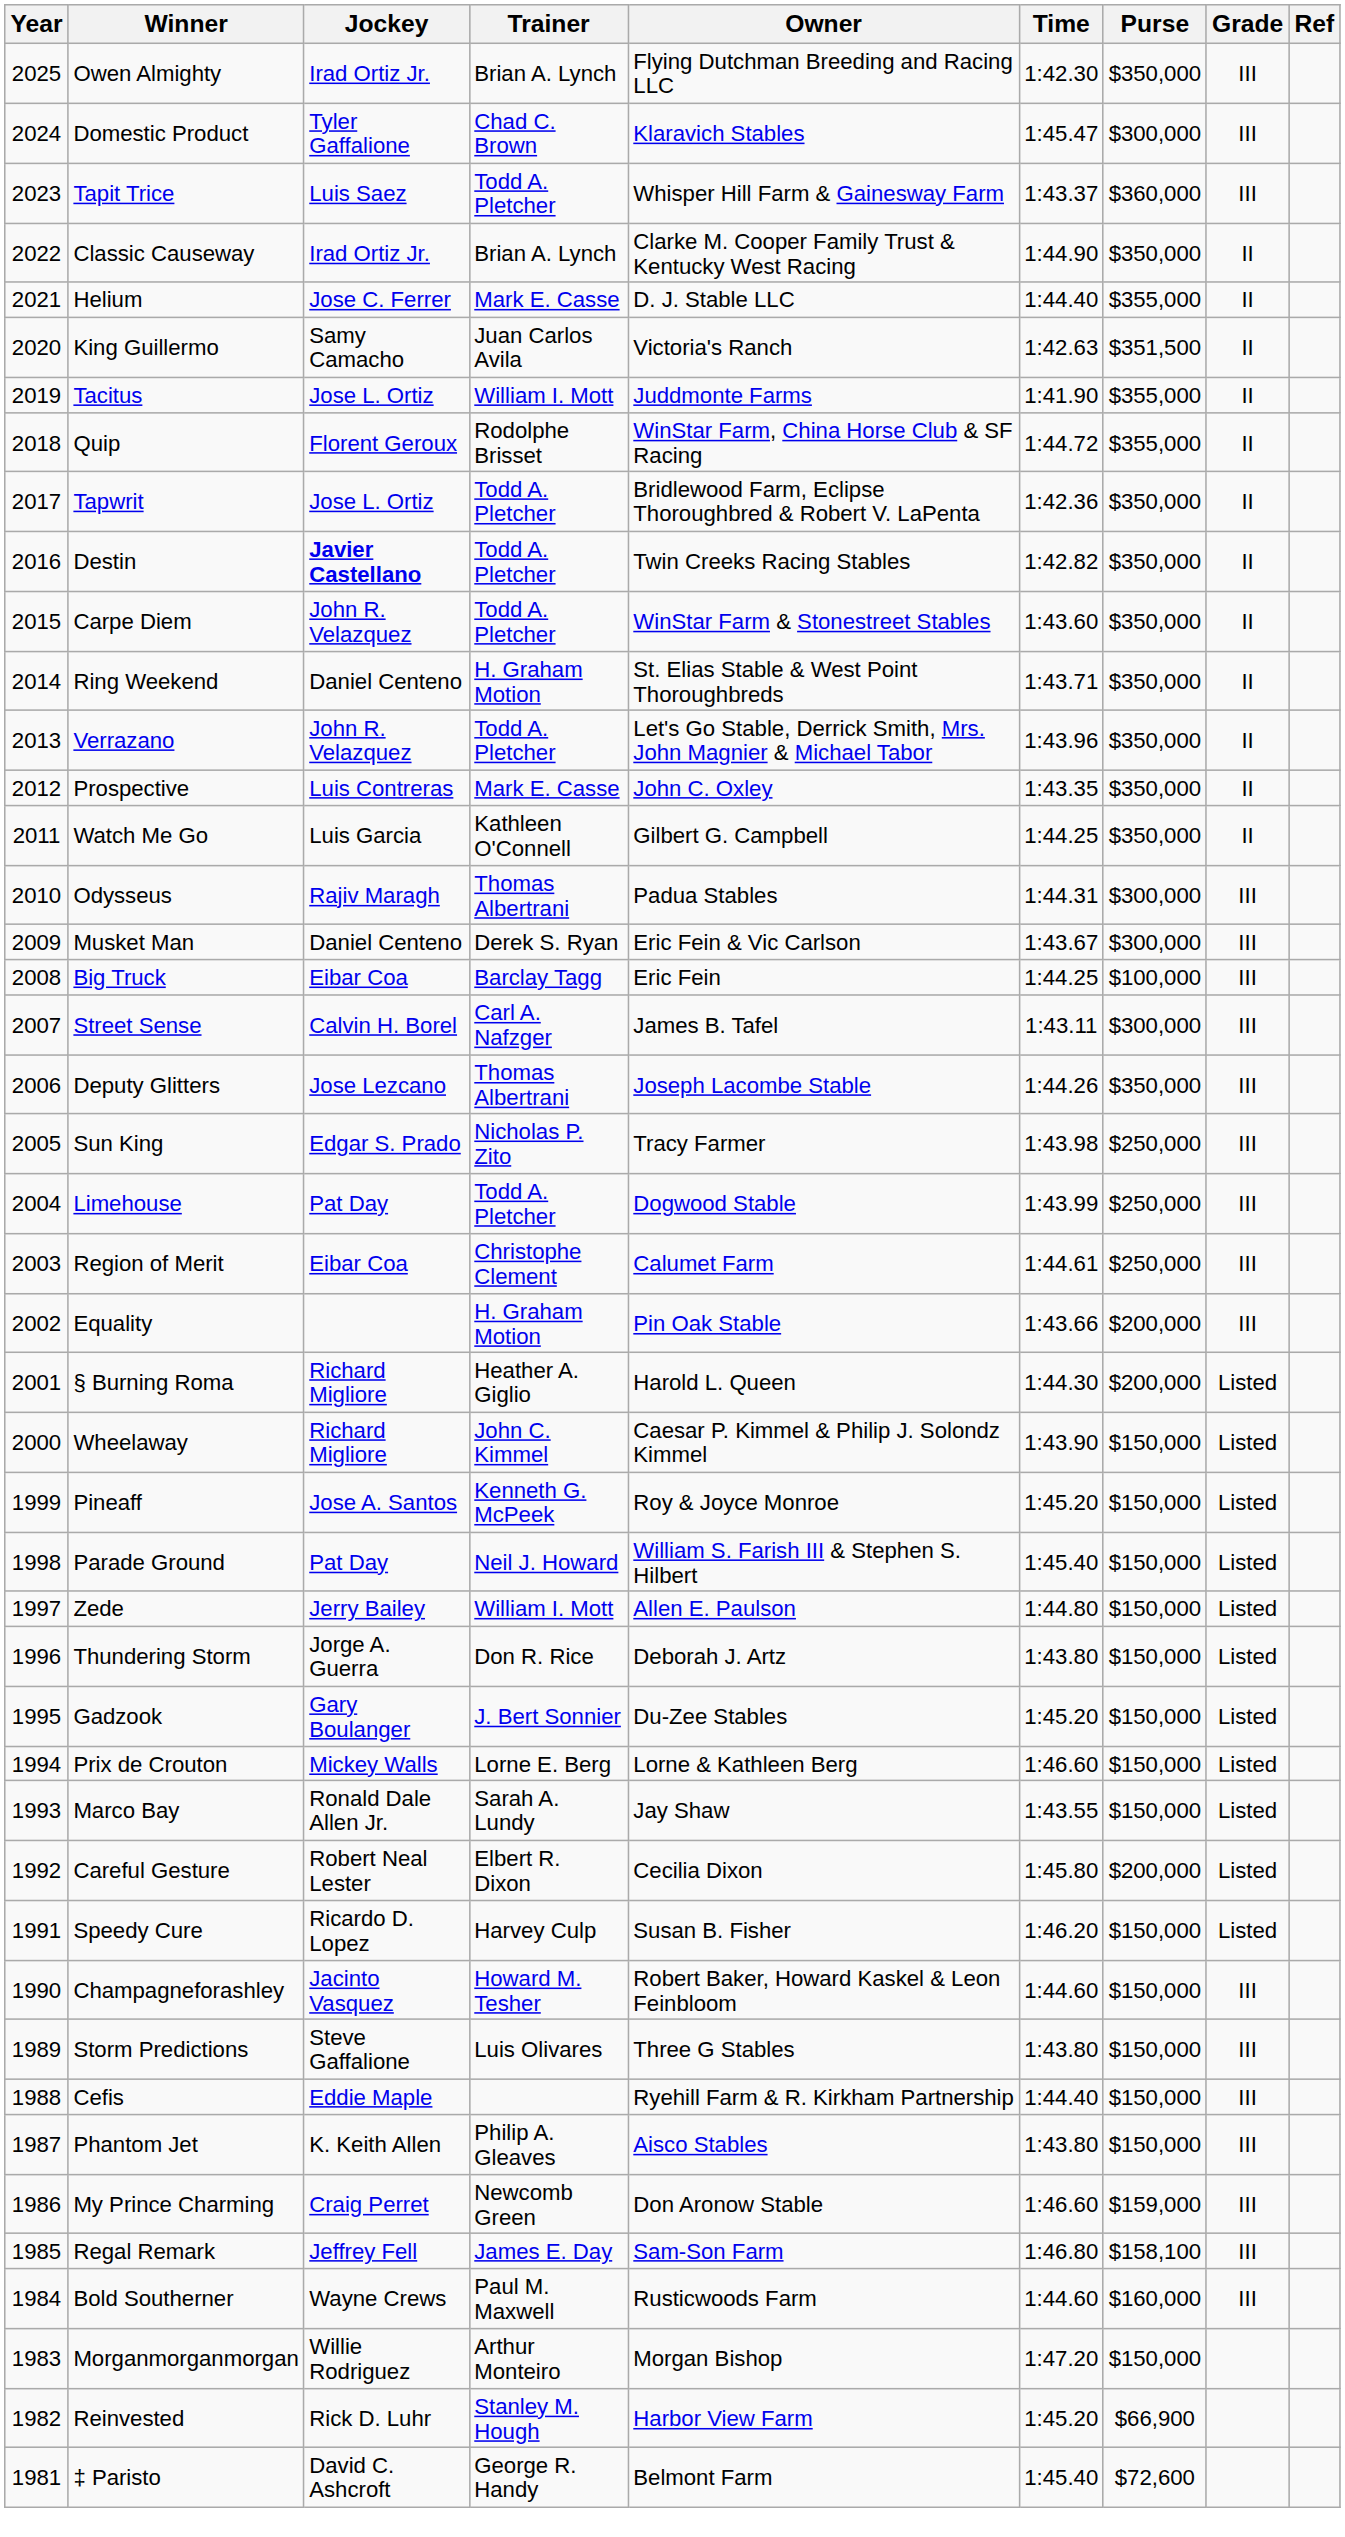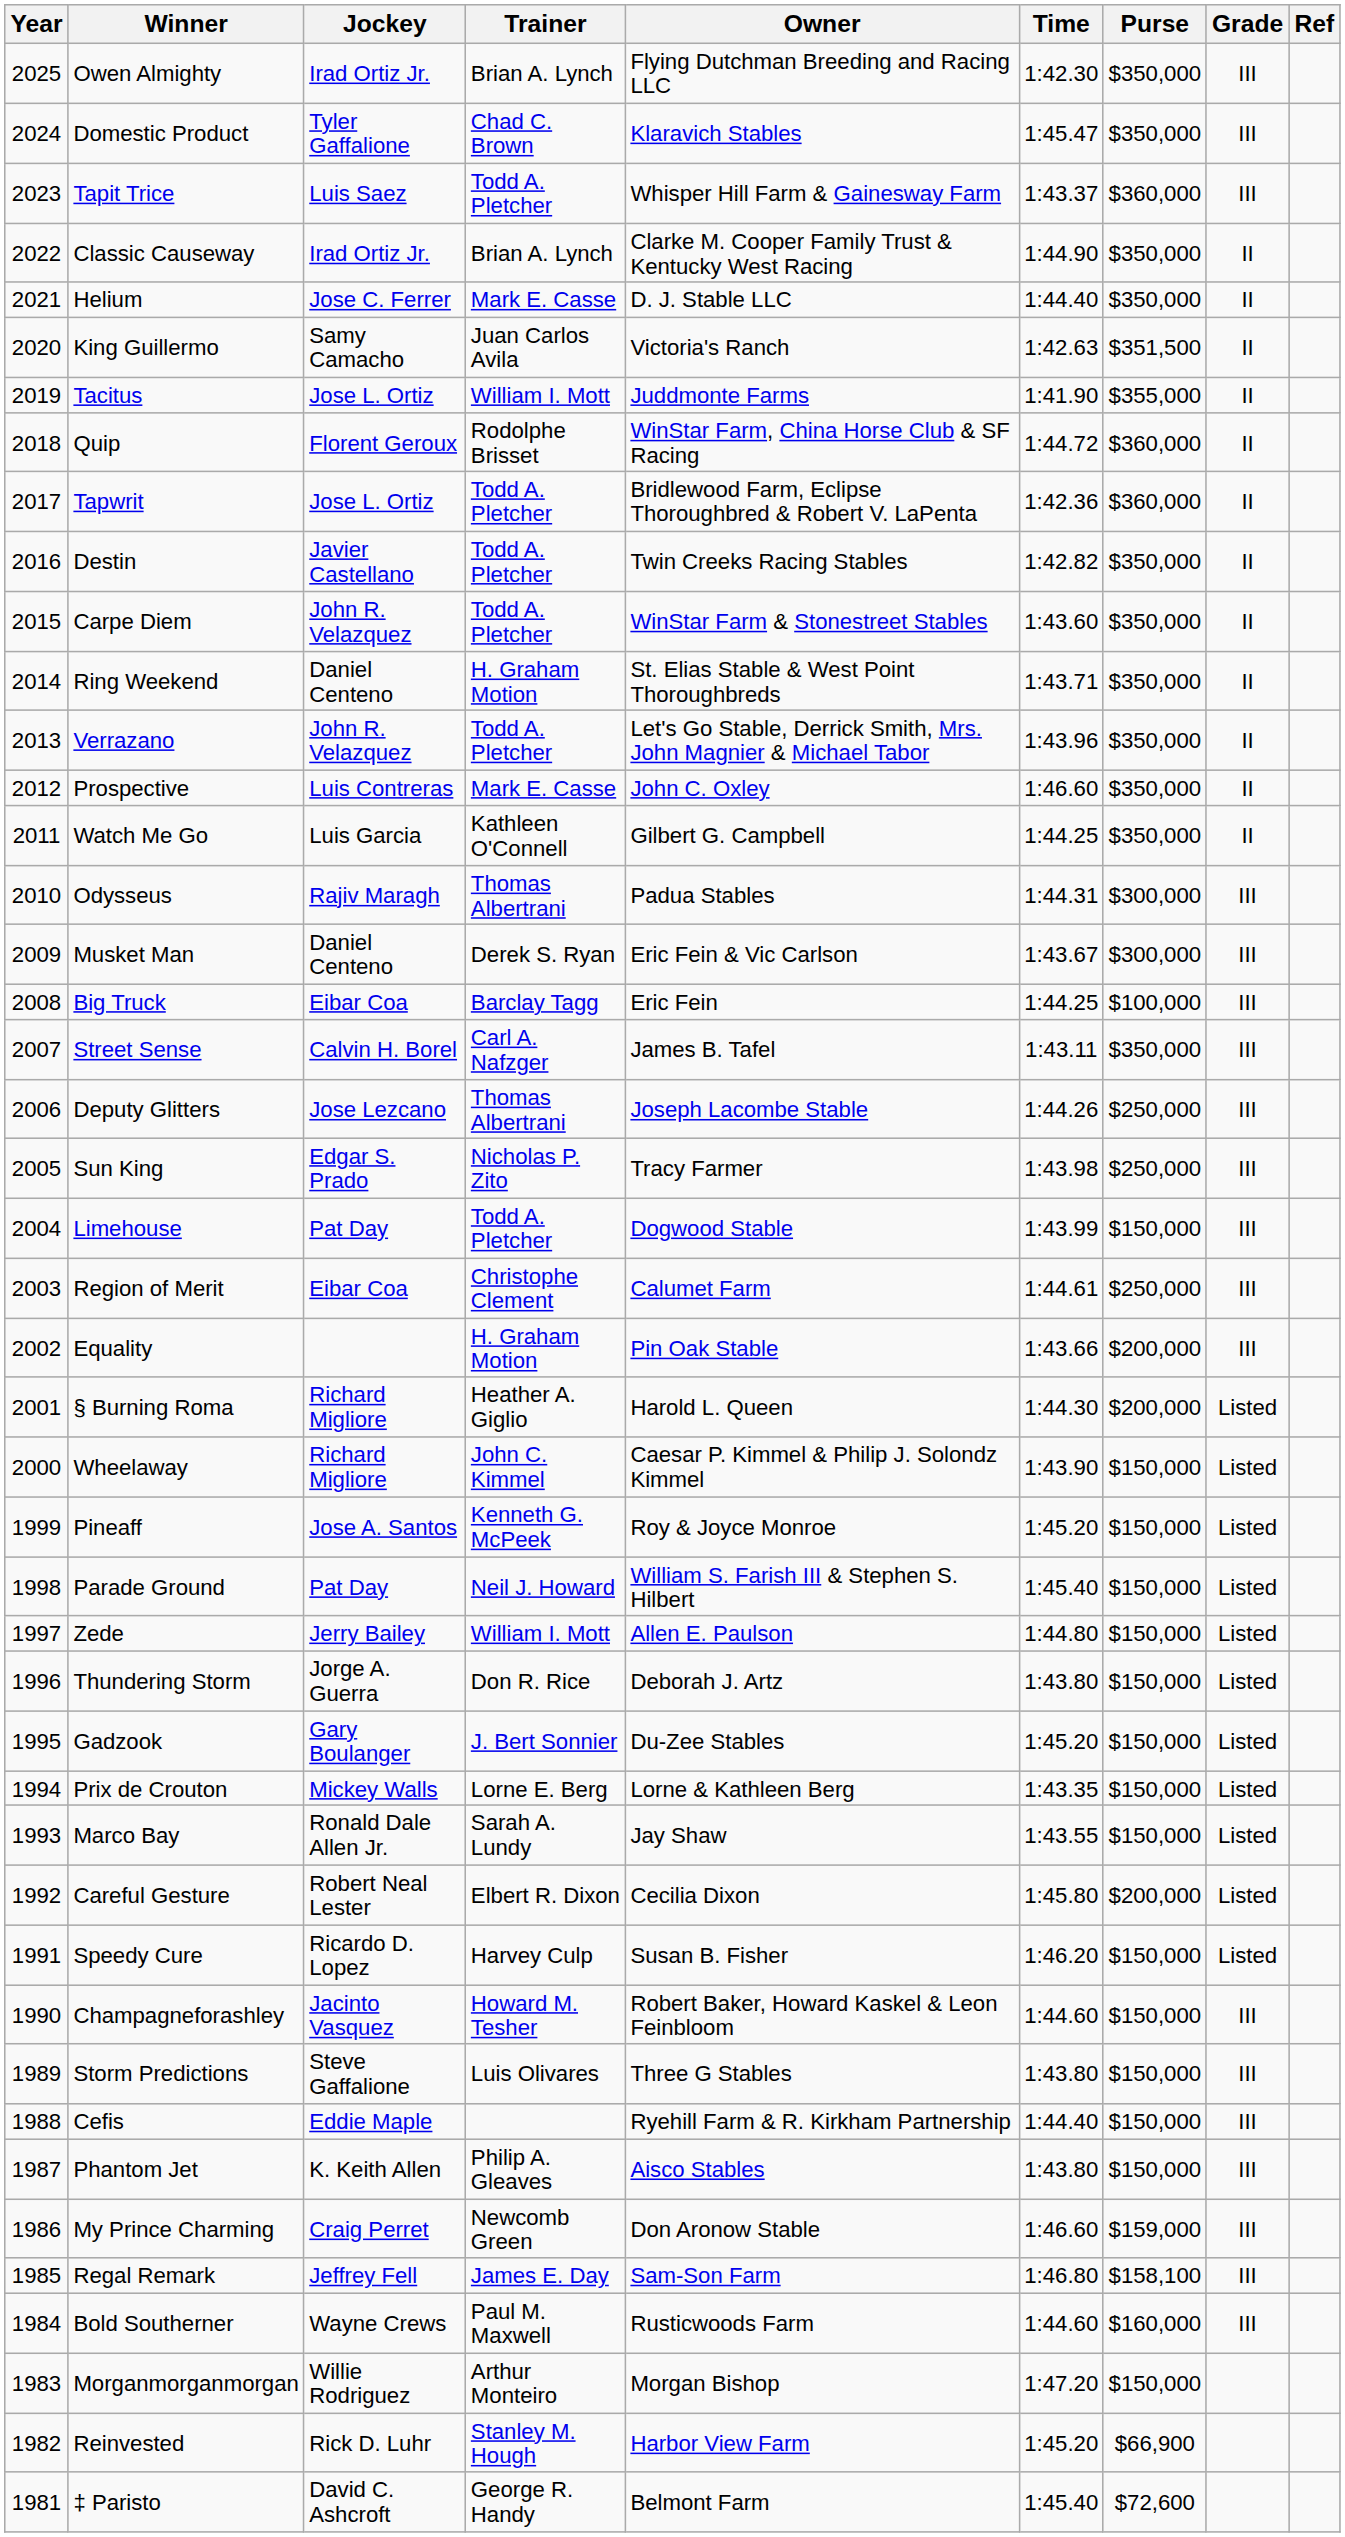(1155, 133) $300,000 -> (1155, 133) $350,000
(1155, 300) $355,000 -> (1155, 300) $350,000
(1155, 442) $355,000 -> (1155, 442) $360,000
(1155, 502) $350,000 -> (1155, 502) $360,000
(365, 561) bold -> (362, 561) normal
(1061, 788) 1:43.35 -> (1061, 788) 1:46.60
(1155, 1025) $300,000 -> (1155, 1049) $350,000
(1155, 1084) $350,000 -> (1155, 1109) $250,000
(1155, 1204) $250,000 -> (1155, 1228) $150,000
(1061, 1763) 1:46.60 -> (1061, 1788) 1:43.35
